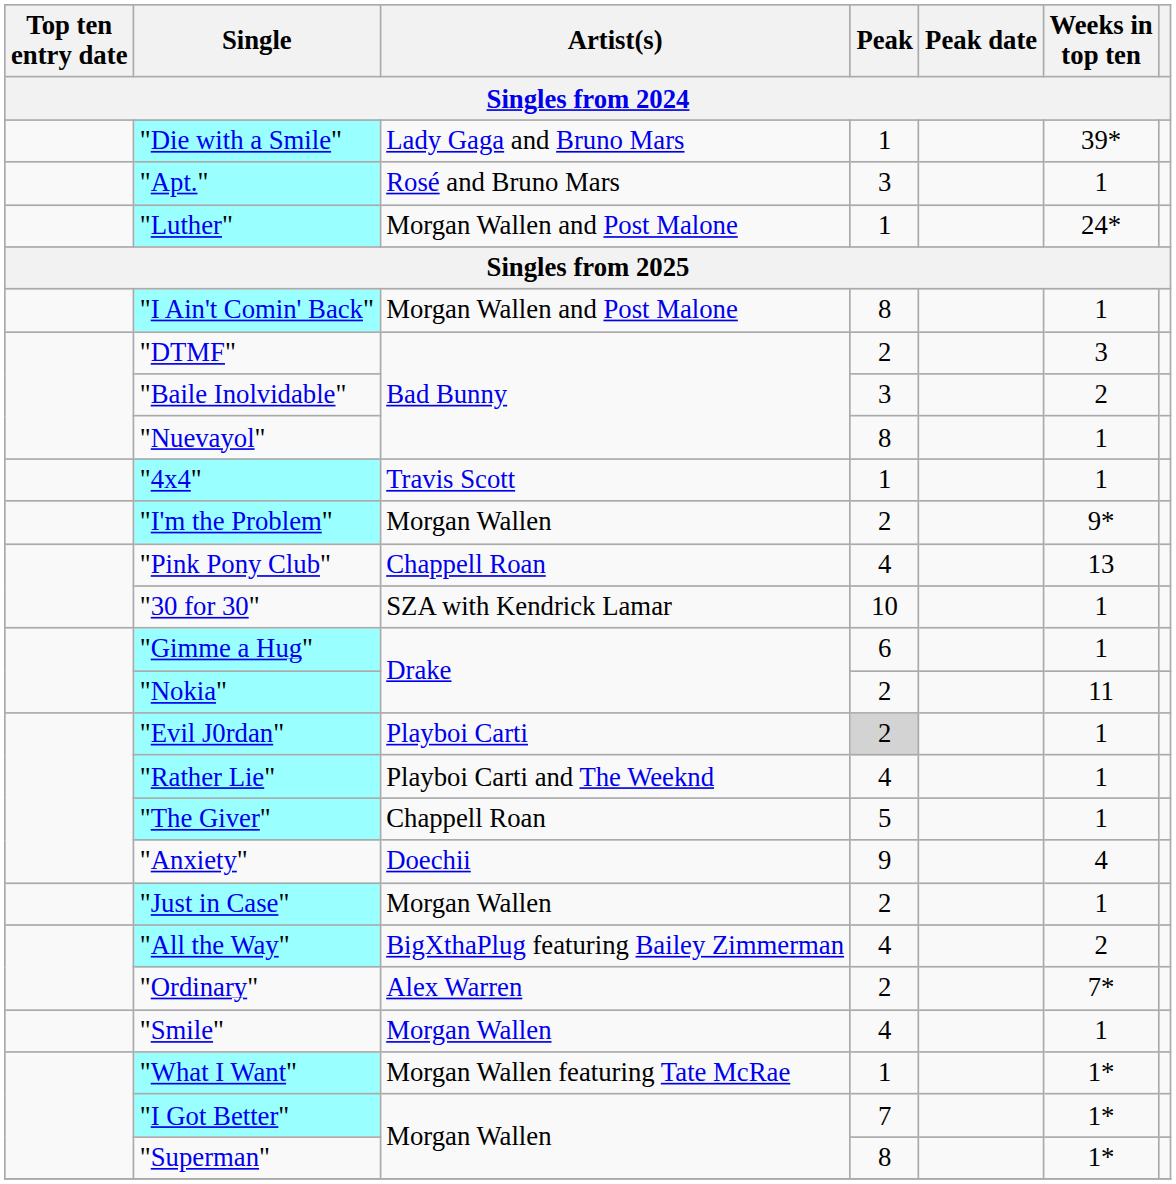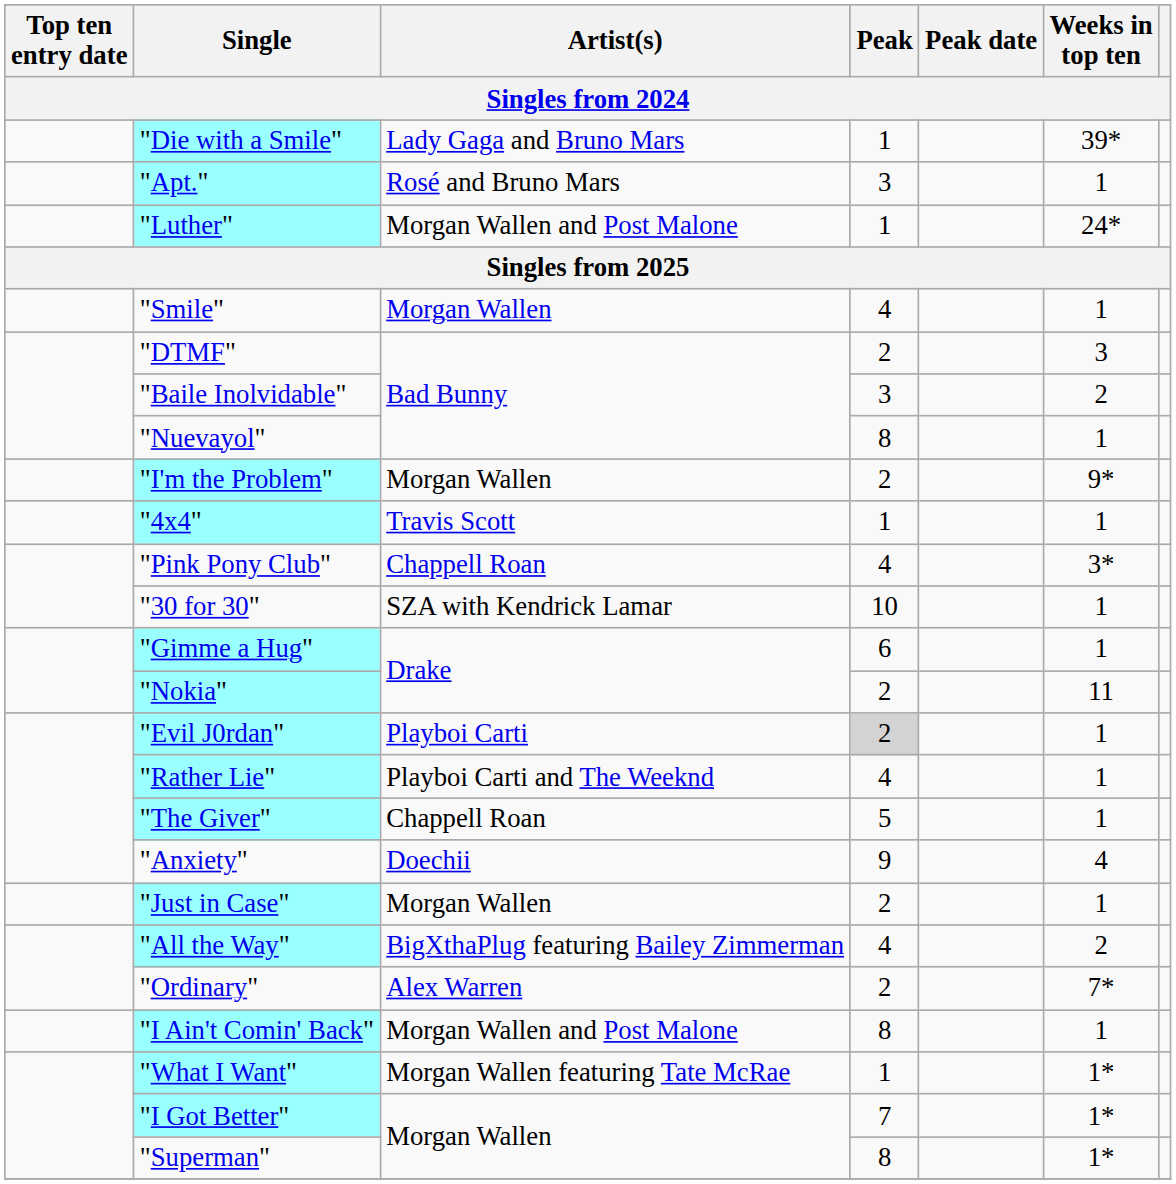rows swapped: (182, 1030) <-> (257, 310)
rows swapped: (171, 479) <-> (236, 521)
(1101, 564) 13 -> (1101, 564) 3*
